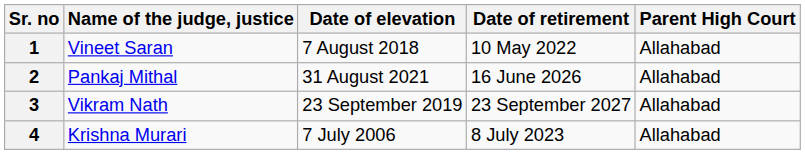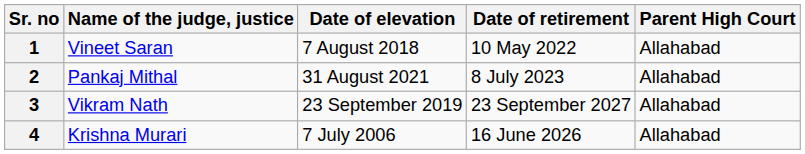(526, 76) 16 June 2026 -> (518, 76) 8 July 2023
(518, 134) 8 July 2023 -> (526, 134) 16 June 2026
